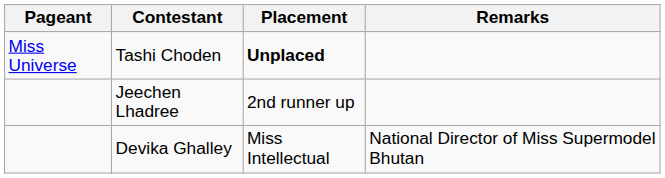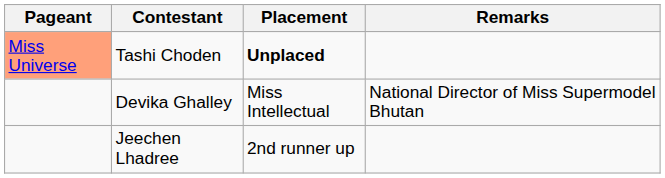(43, 55) no background -> (43, 55) lightsalmon background
rows swapped: (174, 149) <-> (148, 102)
